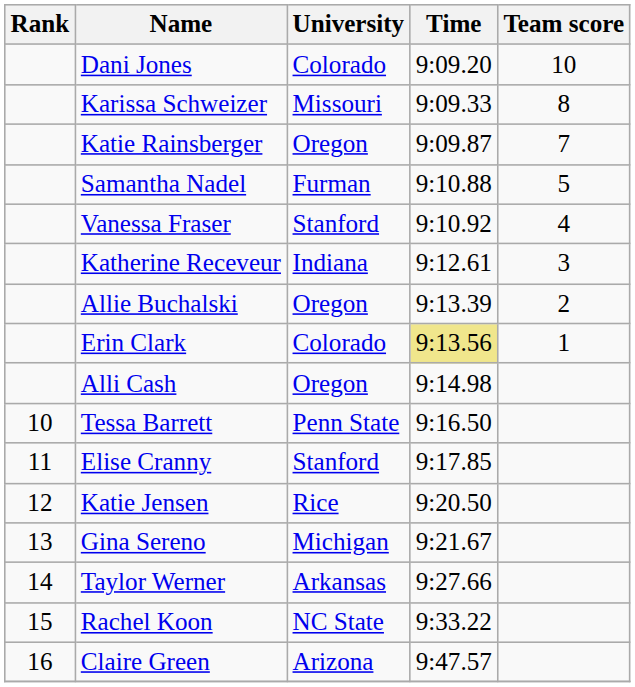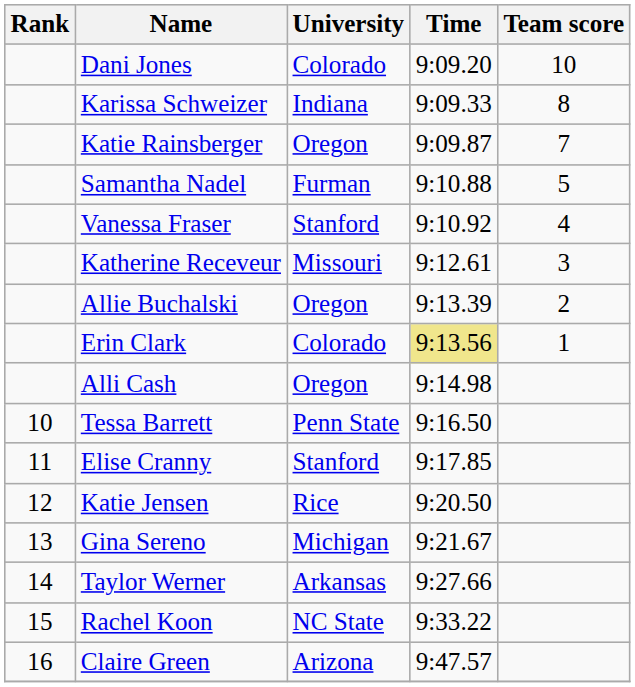(337, 104) Missouri -> (330, 104) Indiana
(330, 263) Indiana -> (337, 263) Missouri
